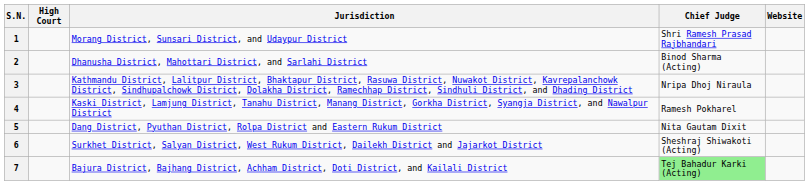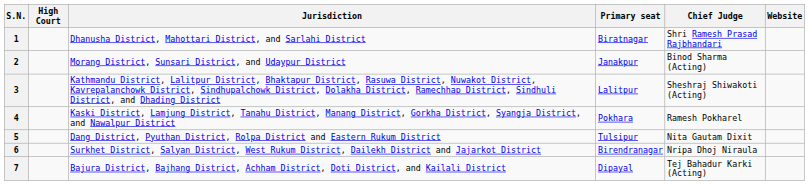+ column: (630, 16)
(209, 39) Morang District, Sunsari District, and Udaypur District -> (218, 39) Dhanusha District, Mahottari District, and Sarlahi District
(219, 62) Dhanusha District, Mahottari District, and Sarlahi District -> (208, 62) Morang District, Sunsari District, and Udaypur District
(706, 85) Nripa Dhoj Niraula -> (712, 90) Sheshraj Shiwakoti (Acting)
(706, 145) Sheshraj Shiwakoti (Acting) -> (712, 150) Nripa Dhoj Niraula
(704, 168) lightgreen background -> (710, 168) no background
